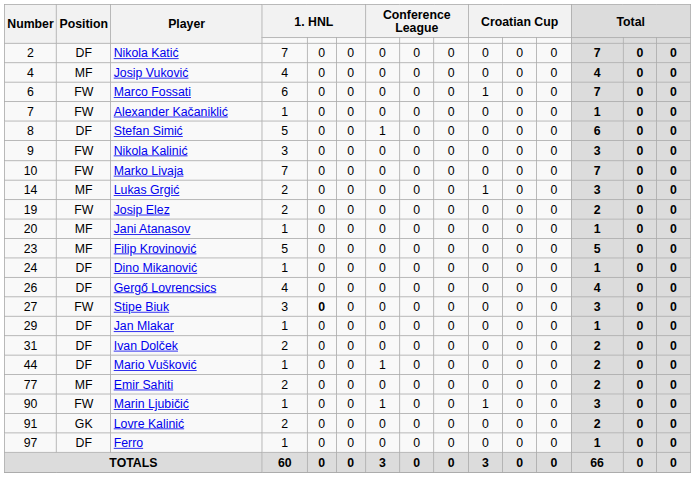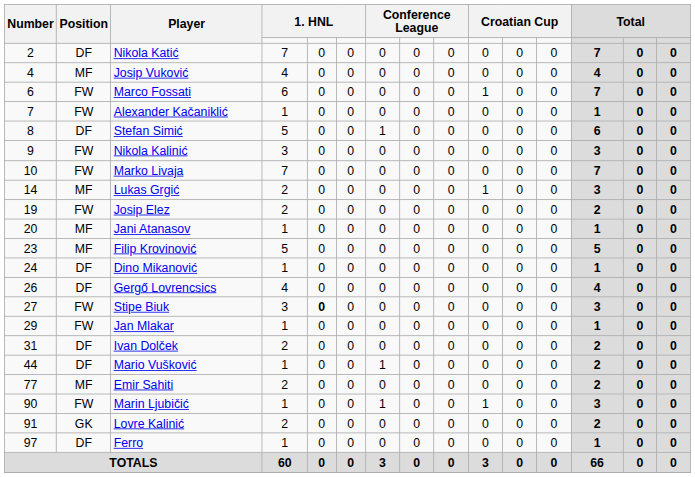(84, 326) DF -> (84, 326) FW
